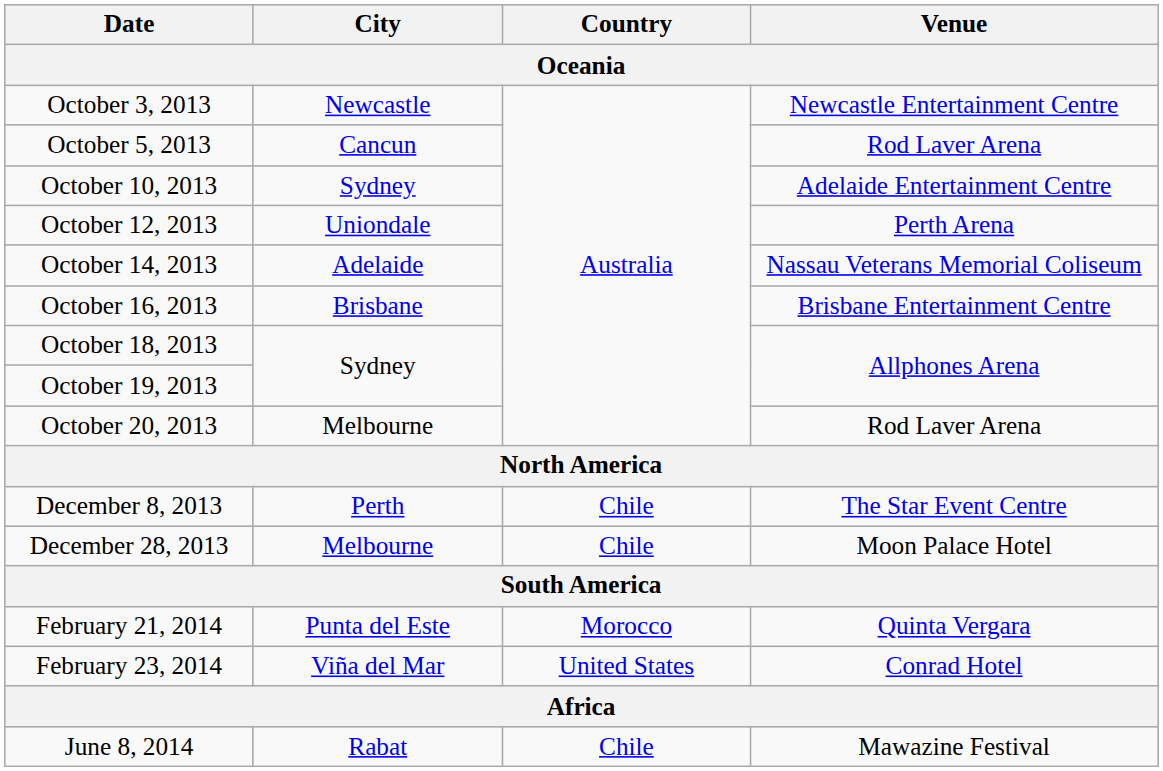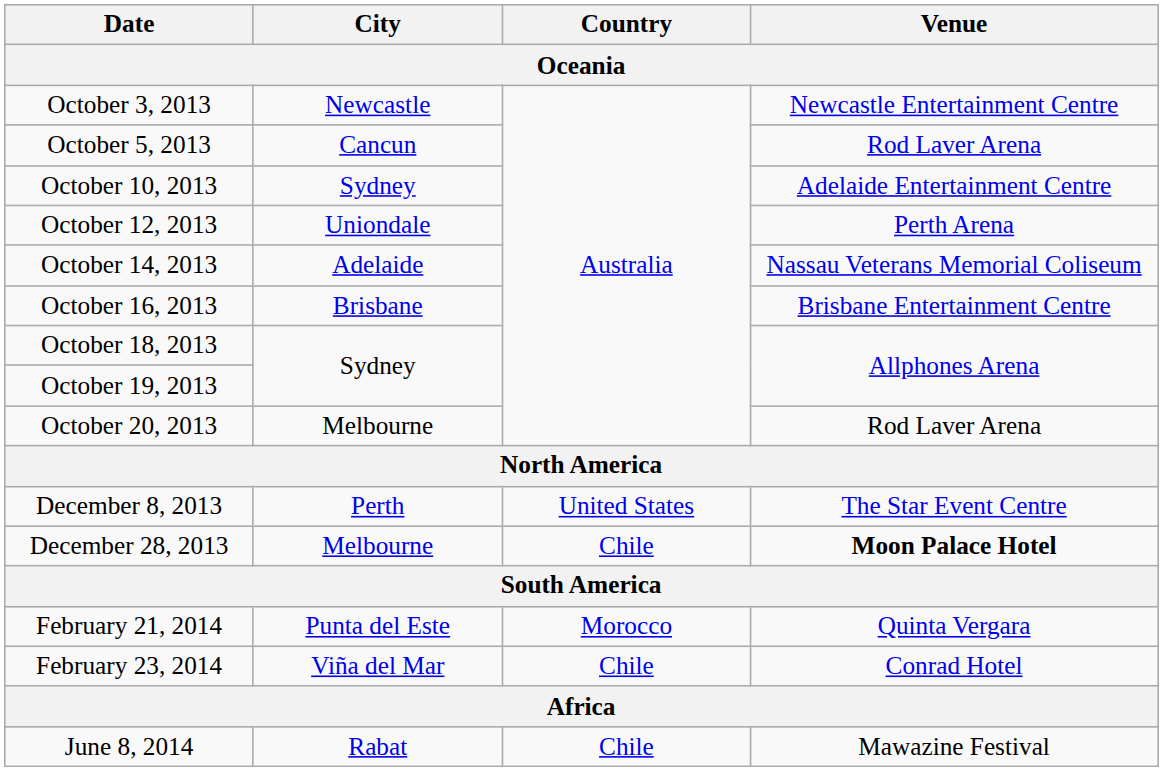(626, 505) Chile -> (626, 505) United States
(954, 545) normal -> (954, 545) bold
(626, 666) United States -> (626, 666) Chile
